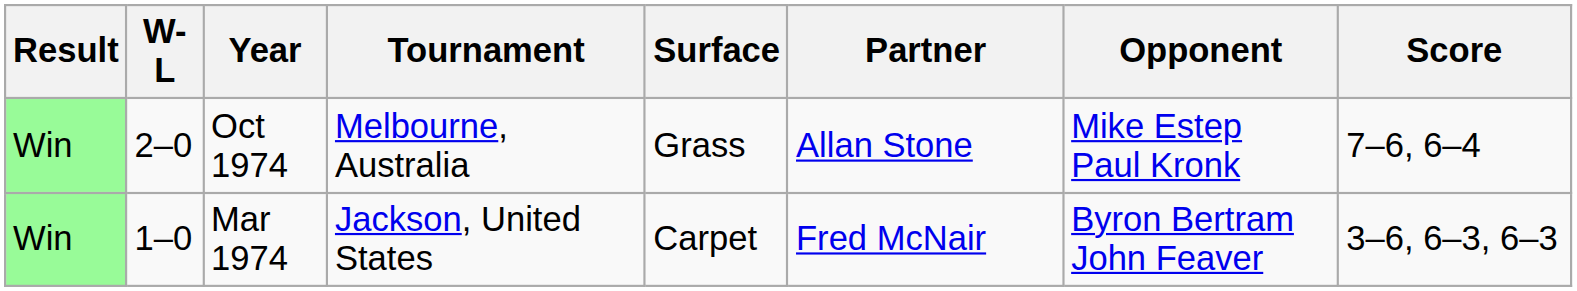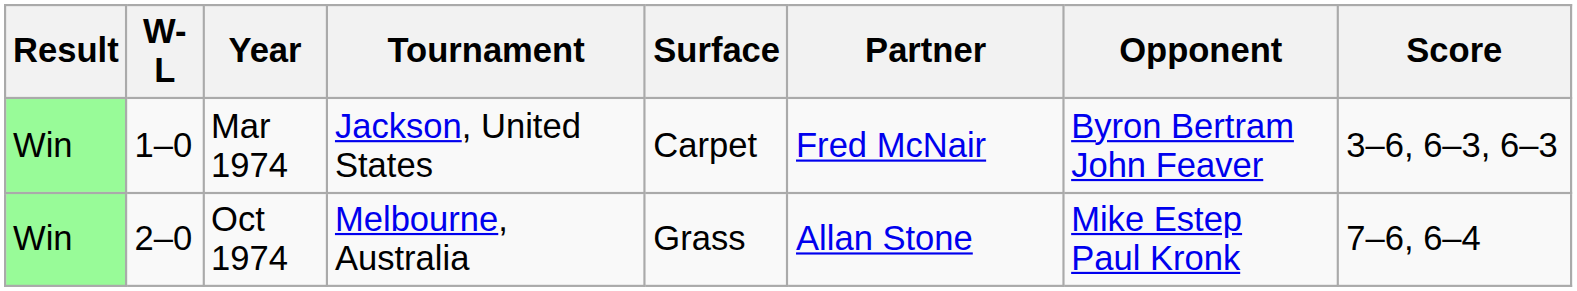rows swapped: (249, 238) <-> (249, 145)
